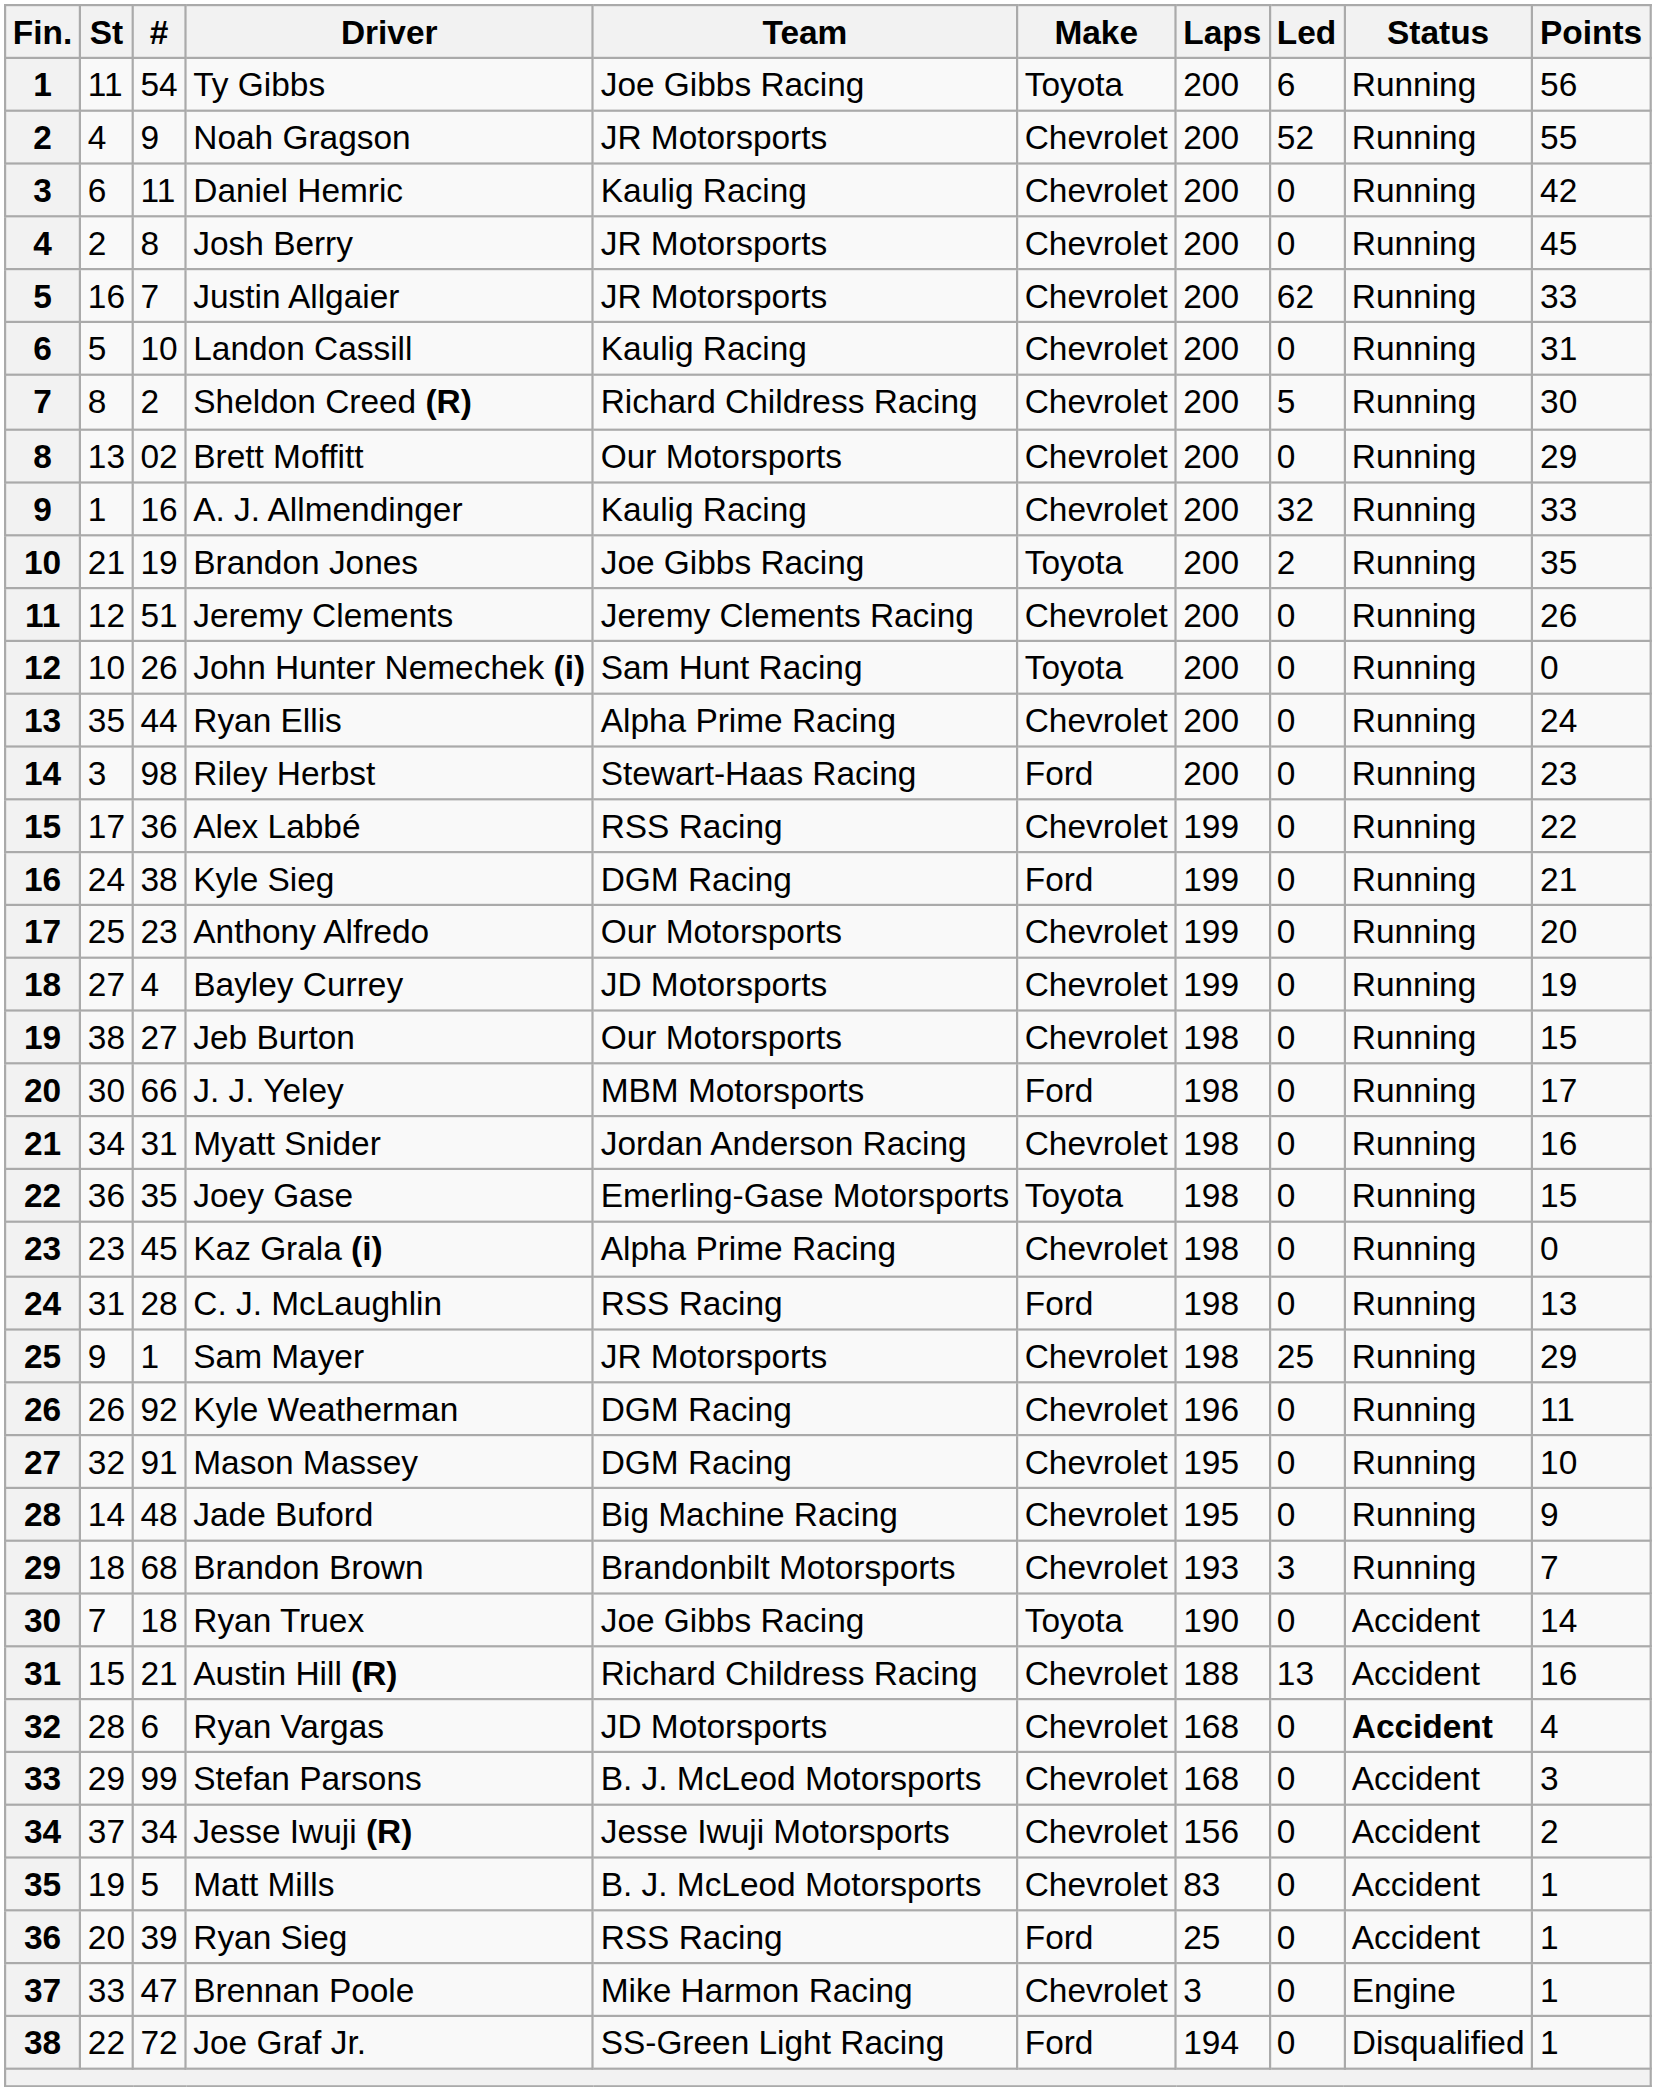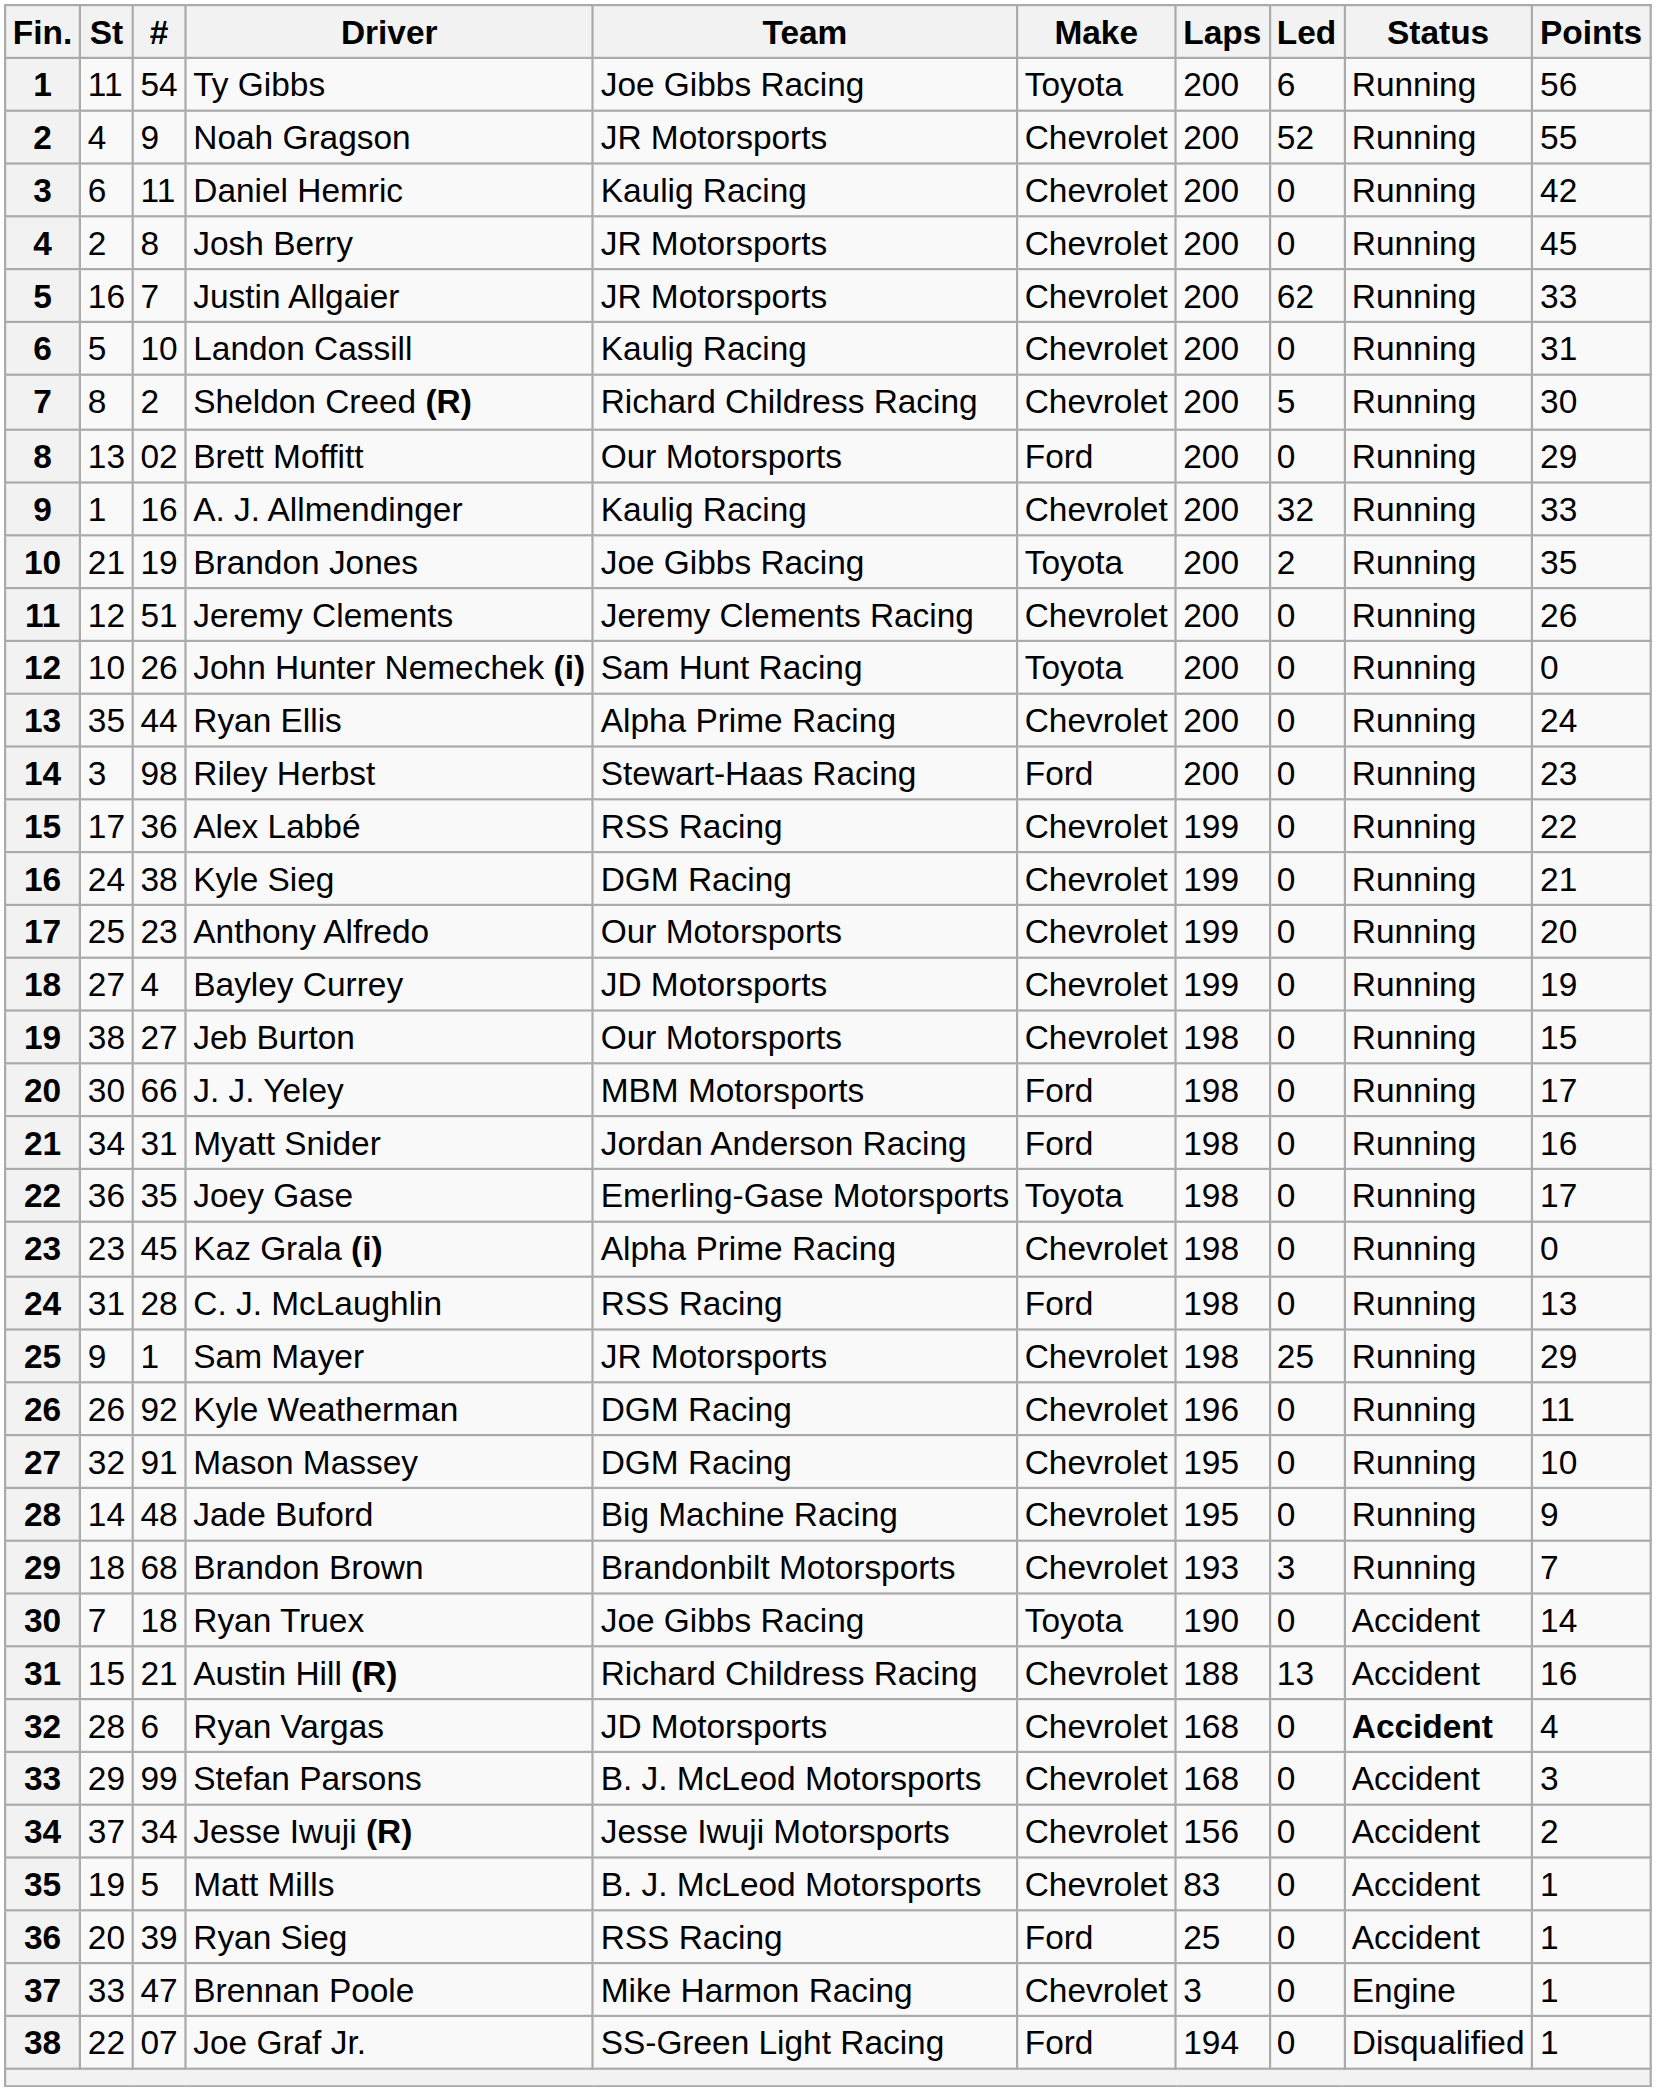(1096, 455) Chevrolet -> (1059, 455) Ford
(1059, 879) Ford -> (1096, 879) Chevrolet
(1096, 1143) Chevrolet -> (1059, 1143) Ford
(1559, 1196) 15 -> (1559, 1196) 17
(159, 2043) 72 -> (159, 2043) 07
